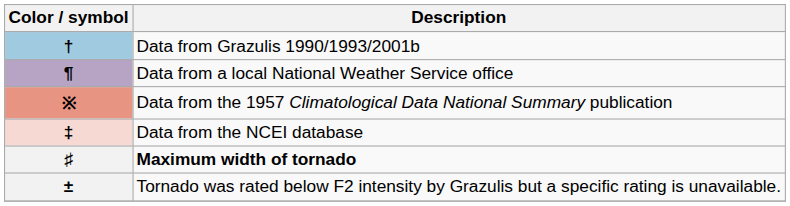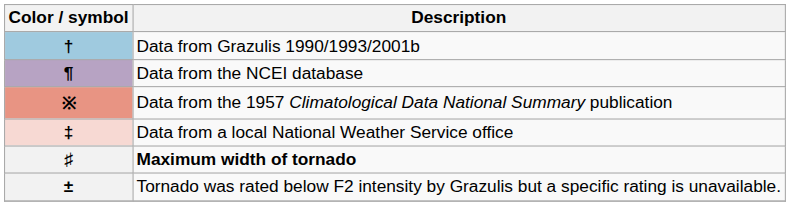(325, 73) Data from a local National Weather Service office -> (250, 73) Data from the NCEI database
(250, 132) Data from the NCEI database -> (325, 132) Data from a local National Weather Service office
